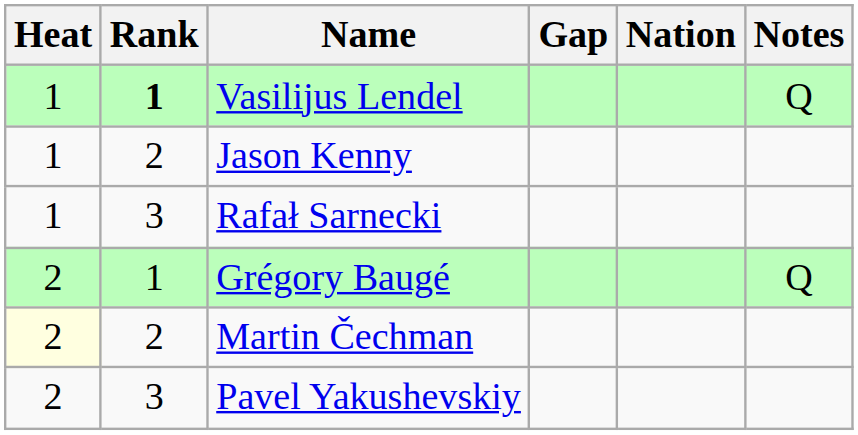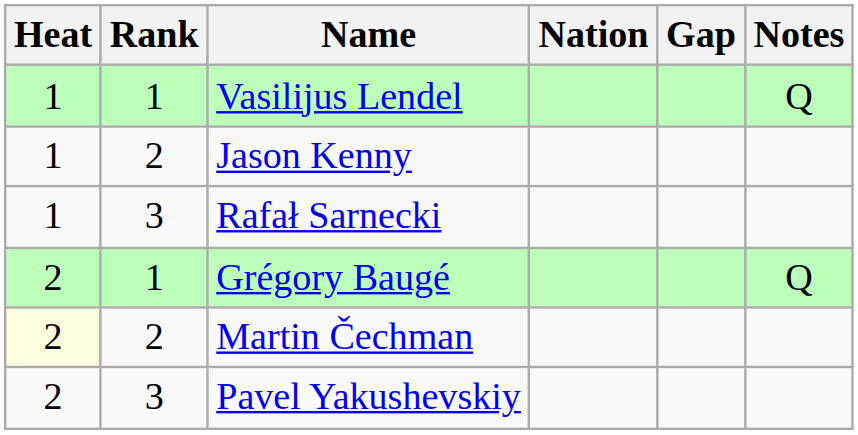columns swapped: (681, 34) <-> (573, 34)
(154, 95) bold -> (154, 95) normal
